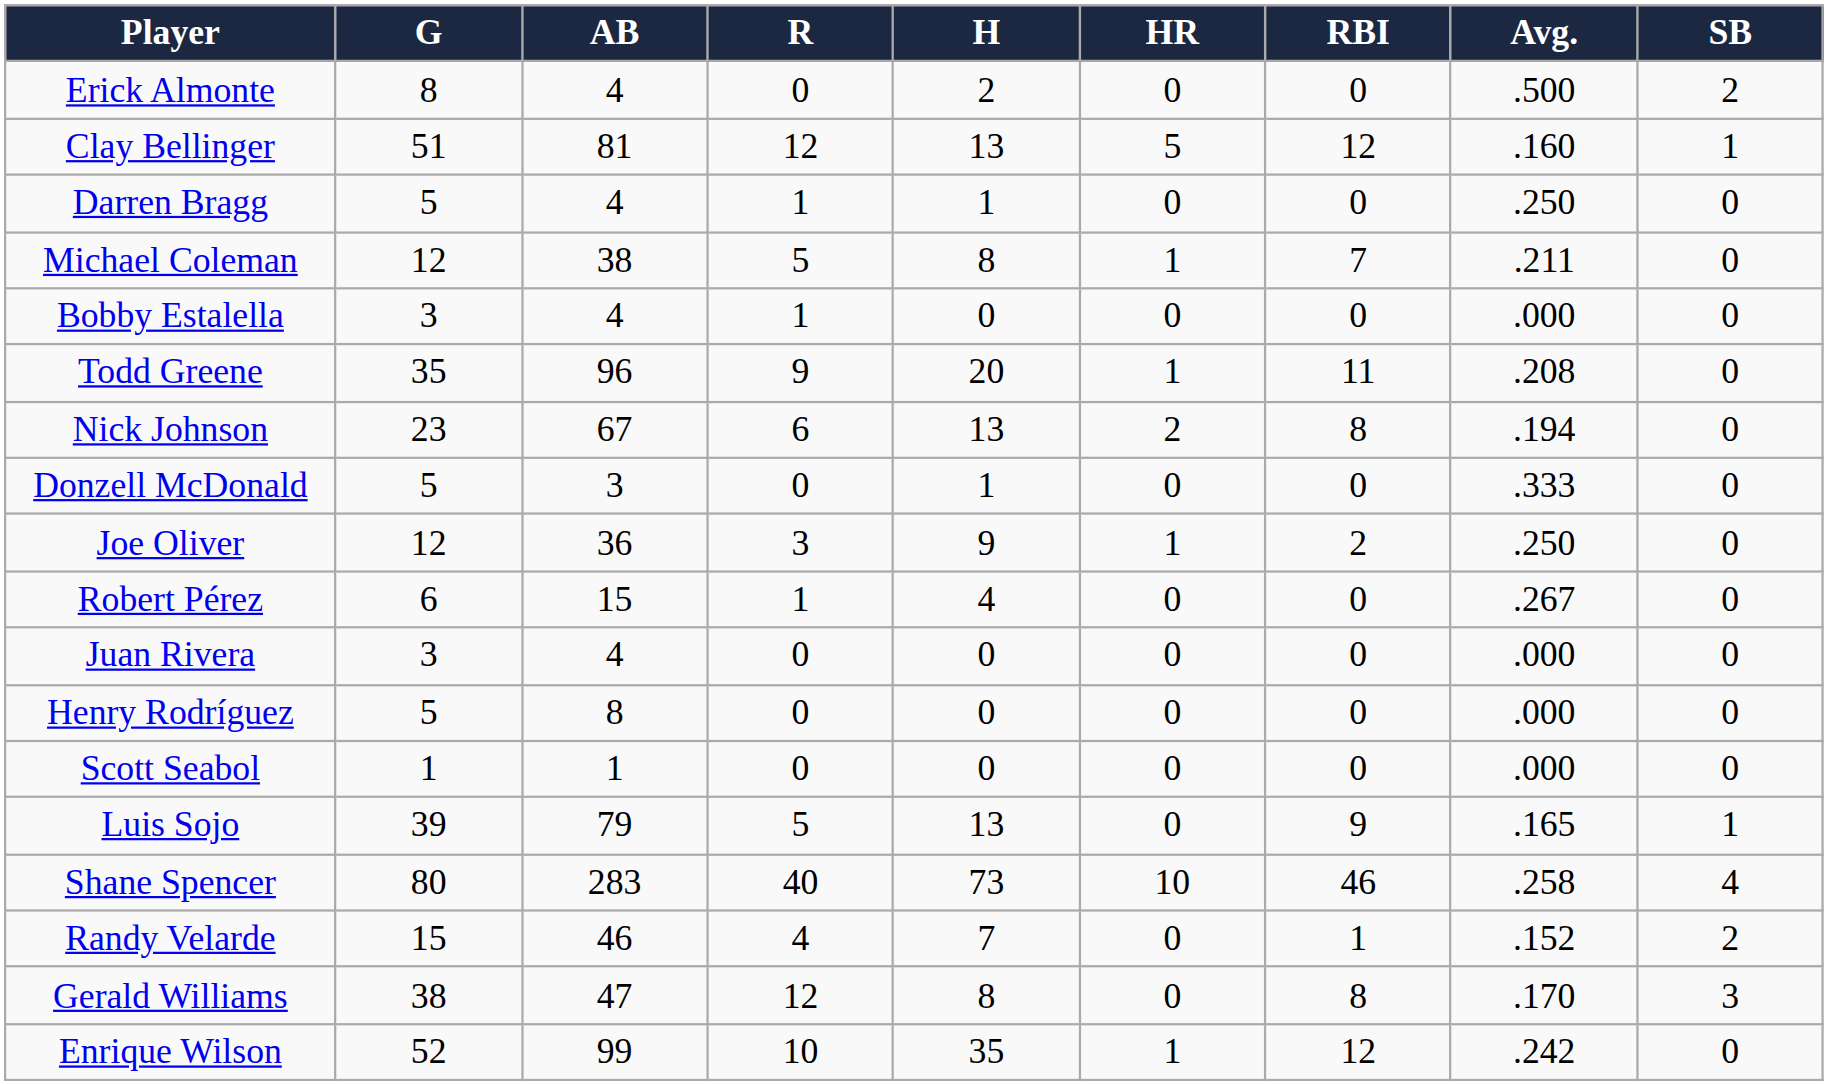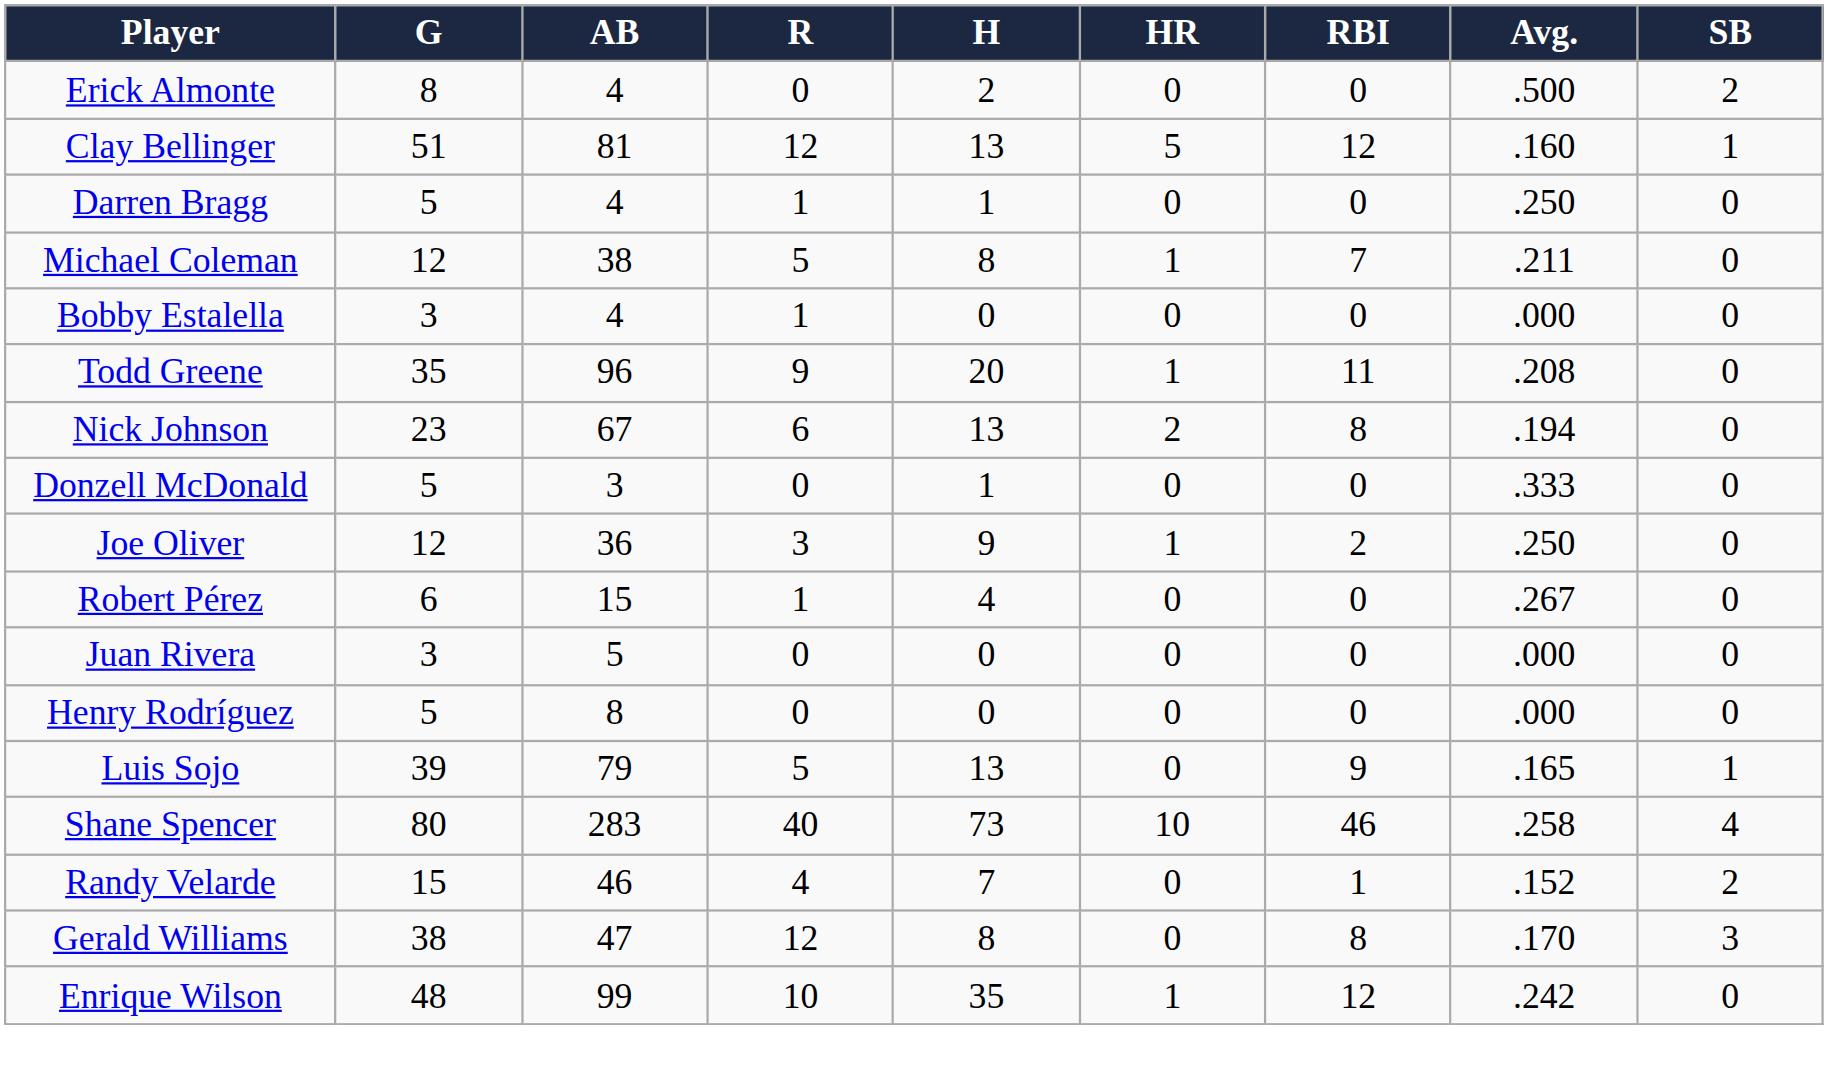(615, 655) 4 -> (615, 655) 5
- row: (170, 768)
(429, 1051) 52 -> (429, 994) 48
